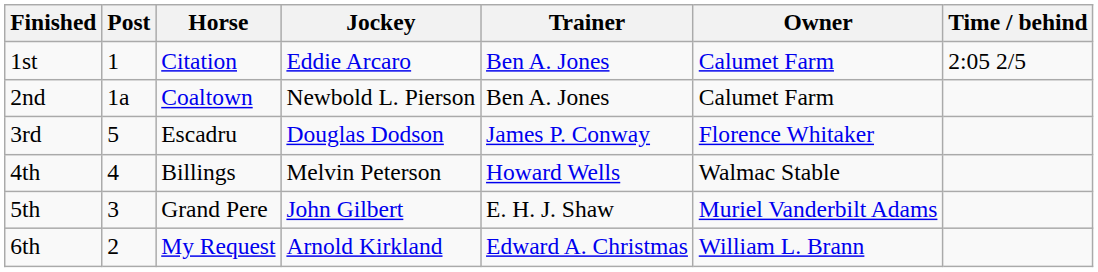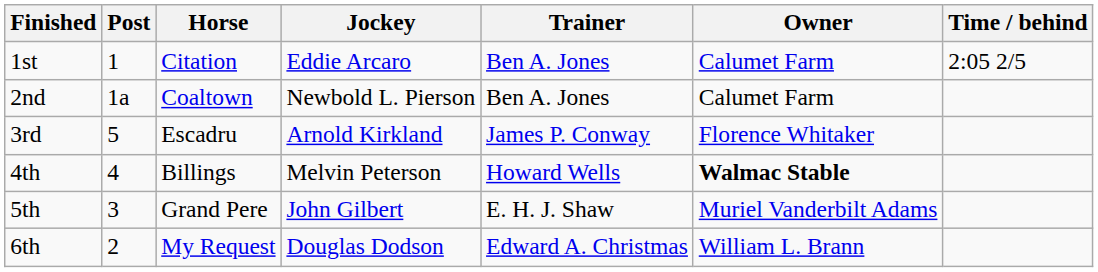(365, 135) Douglas Dodson -> (364, 135) Arnold Kirkland
(769, 172) normal -> (774, 172) bold
(364, 246) Arnold Kirkland -> (365, 246) Douglas Dodson
